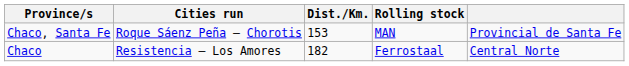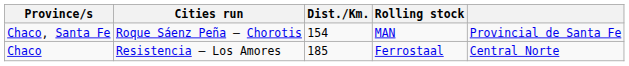(318, 32) 153 -> (318, 32) 154
(318, 51) 182 -> (318, 51) 185
